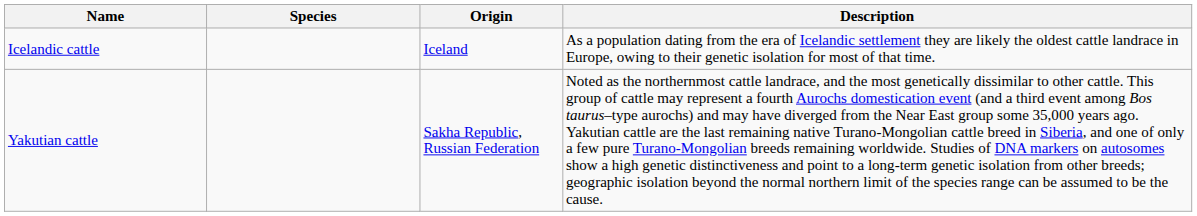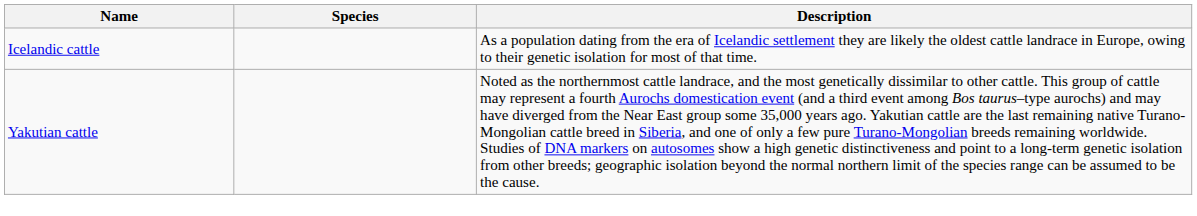- column: (491, 16)
